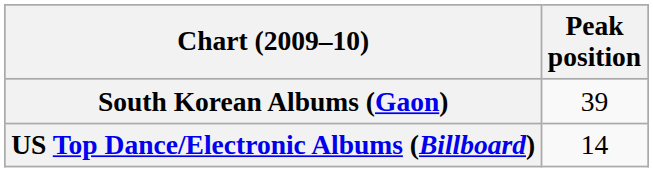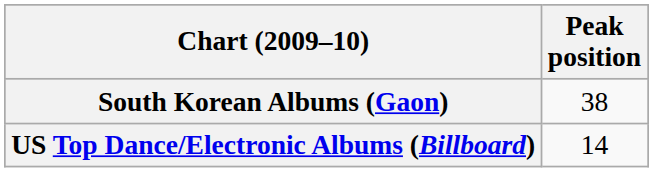(595, 100) 39 -> (595, 100) 38
